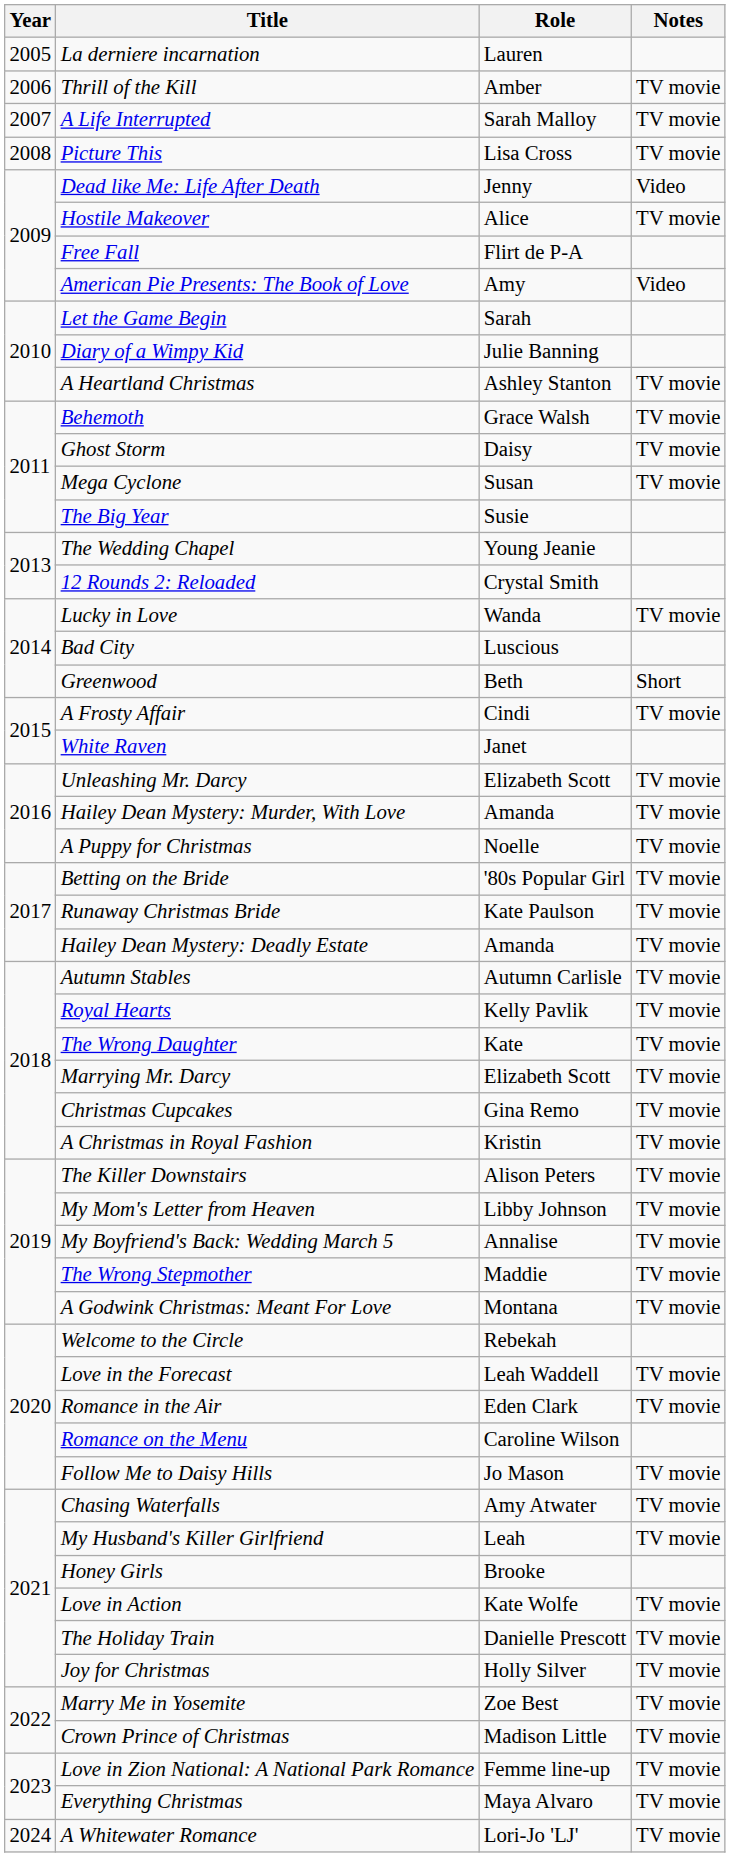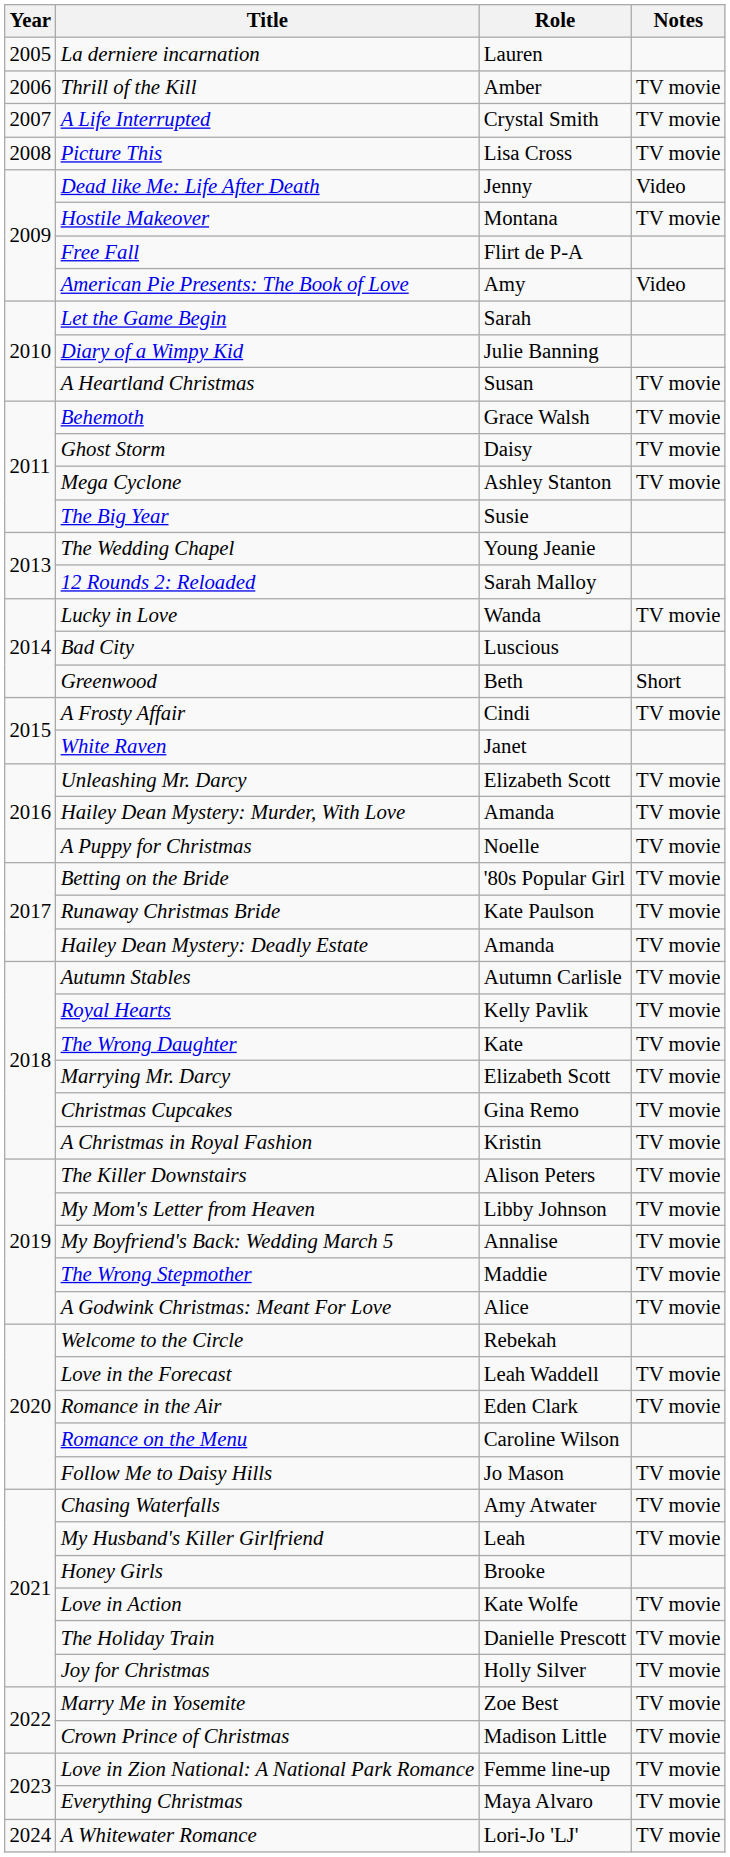(540, 119) Sarah Malloy -> (541, 119) Crystal Smith
(506, 218) Alice -> (521, 218) Montana
(548, 383) Ashley Stanton -> (509, 383) Susan
(509, 482) Susan -> (548, 482) Ashley Stanton
(541, 581) Crystal Smith -> (540, 581) Sarah Malloy
(521, 1307) Montana -> (506, 1307) Alice
